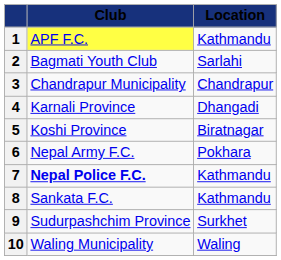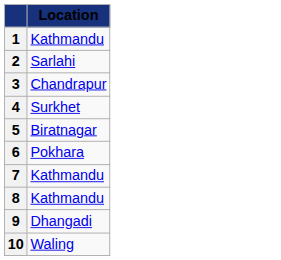- column: (110, 15)
(228, 107) Dhangadi -> (55, 107) Surkhet
(222, 221) Surkhet -> (61, 221) Dhangadi
